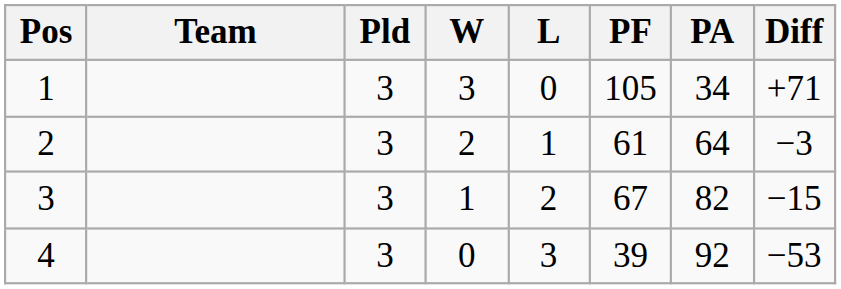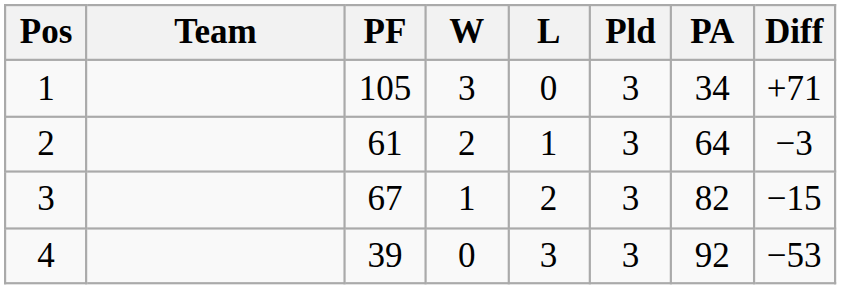columns swapped: (385, 32) <-> (630, 32)
